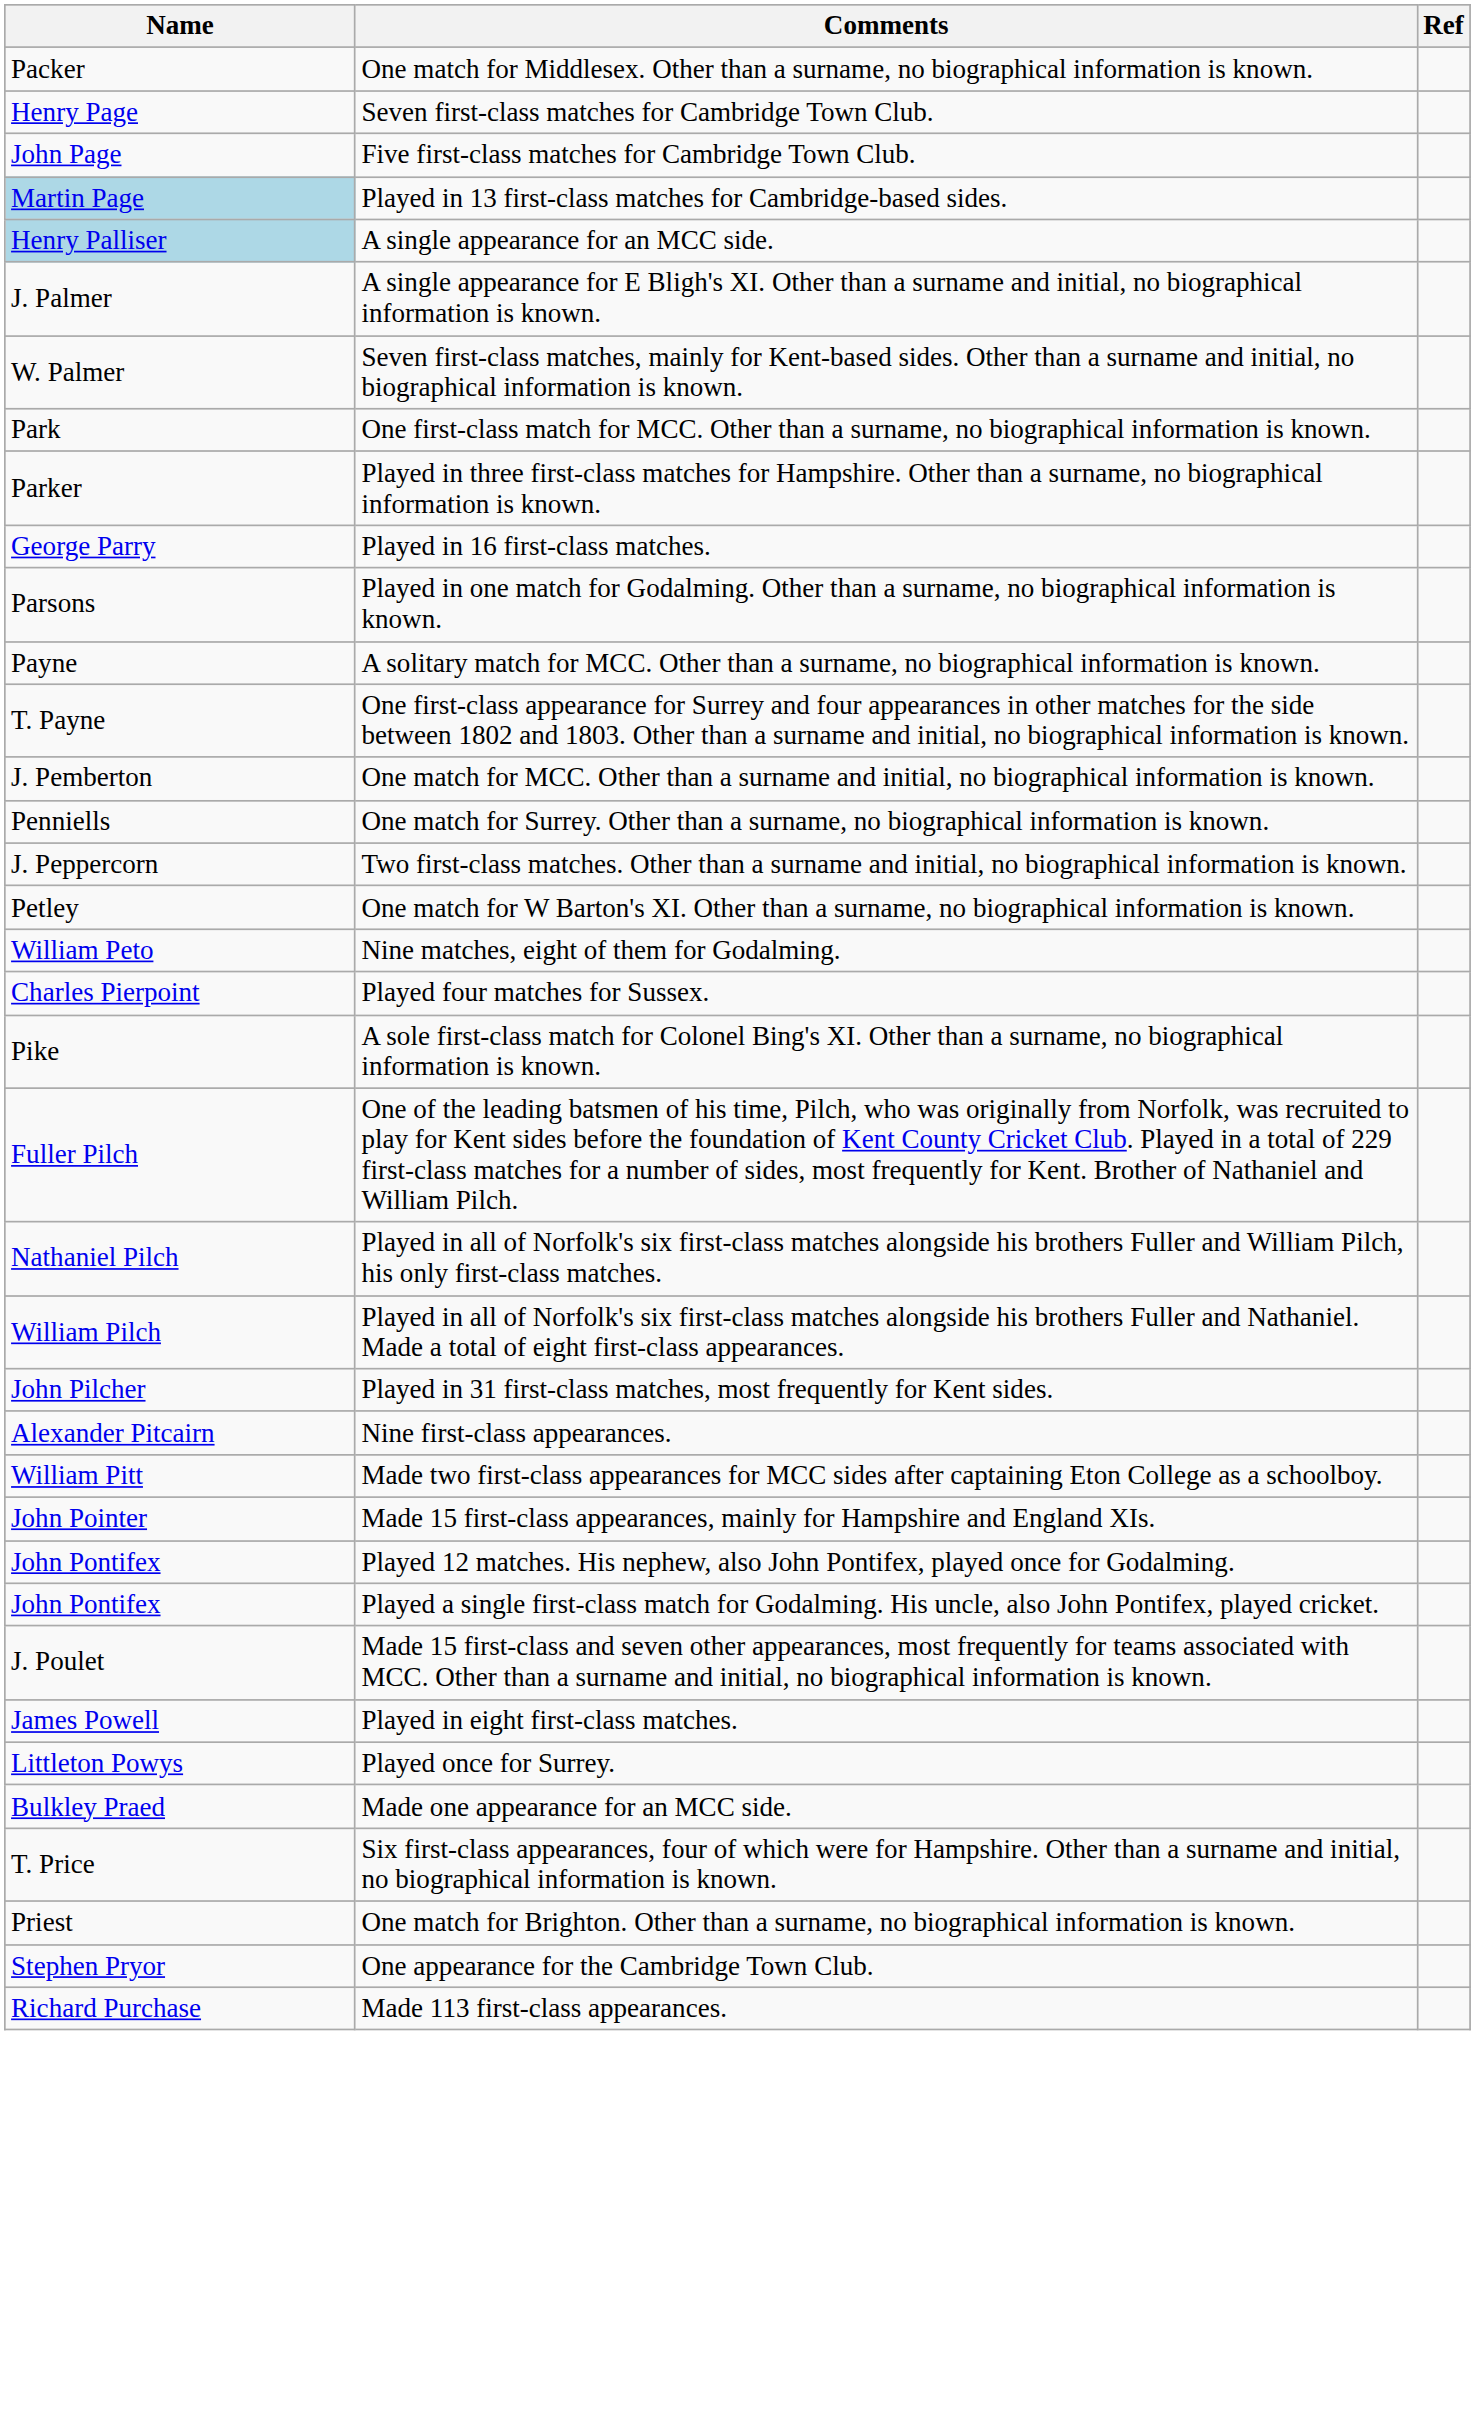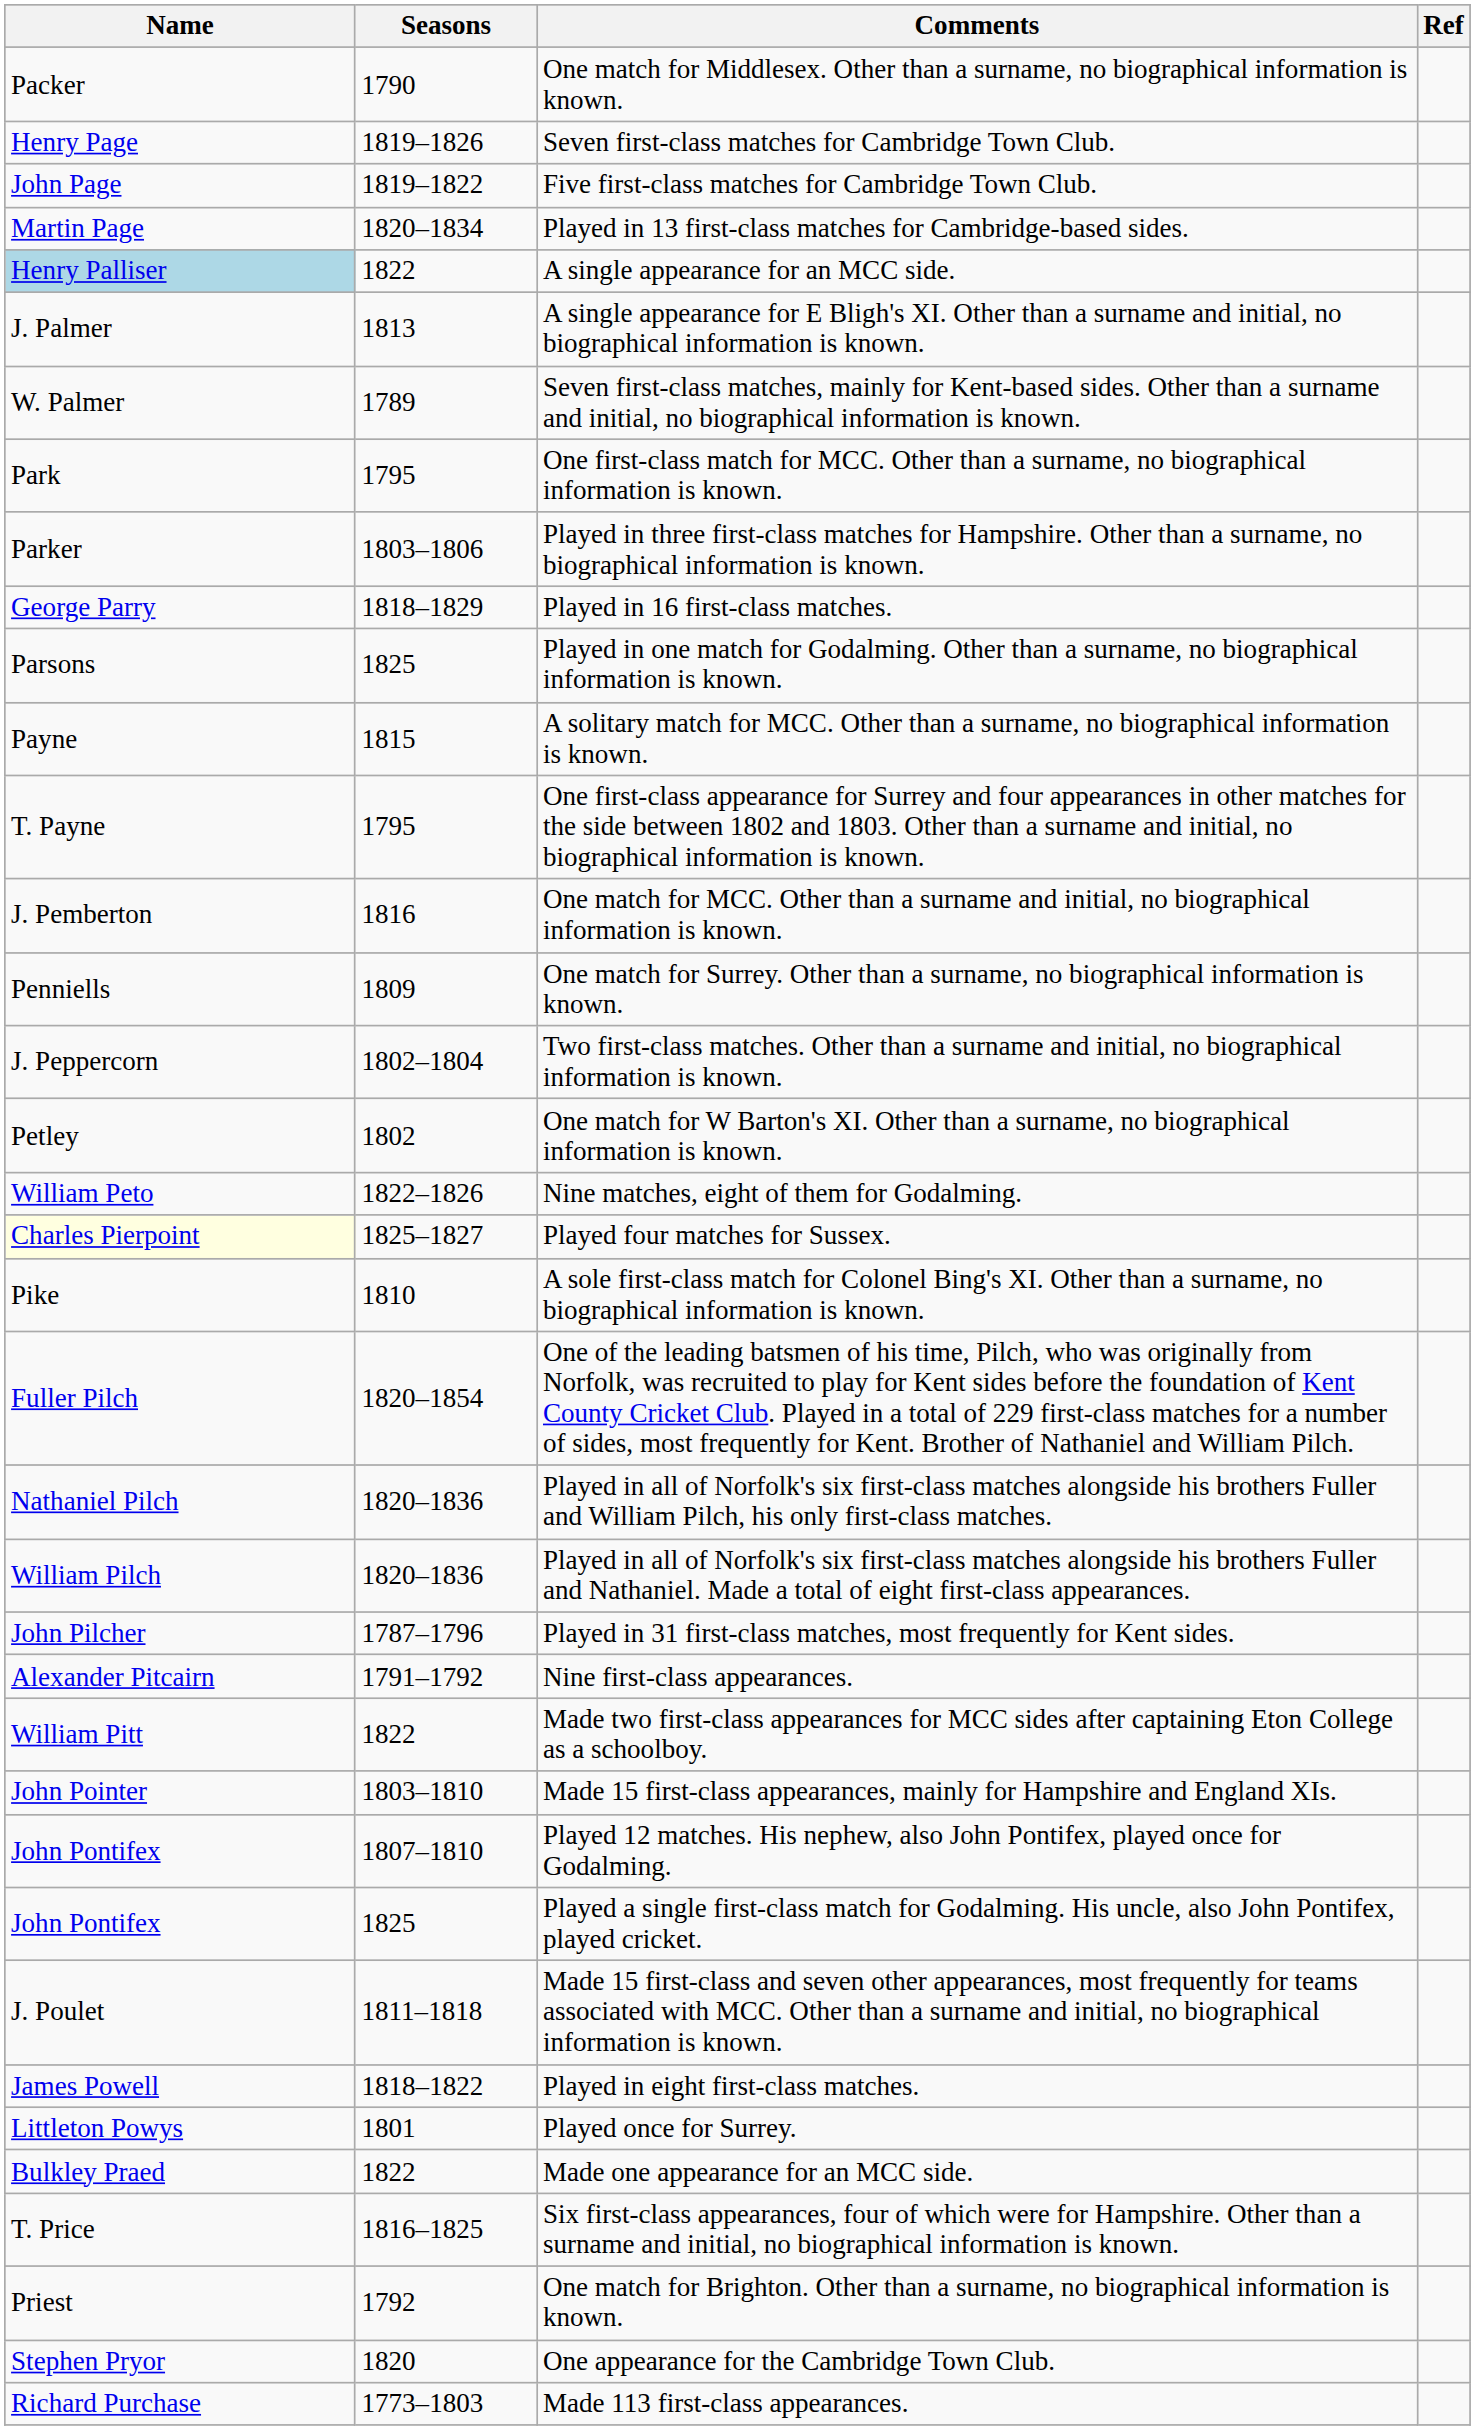+ column: (446, 25)
(78, 197) lightblue background -> (78, 227) no background
(105, 992) no background -> (105, 1236) lightyellow background
